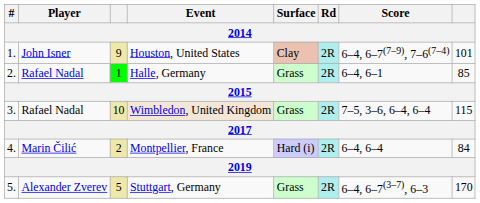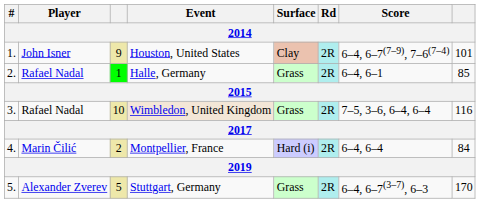(464, 110) 115 -> (464, 110) 116
